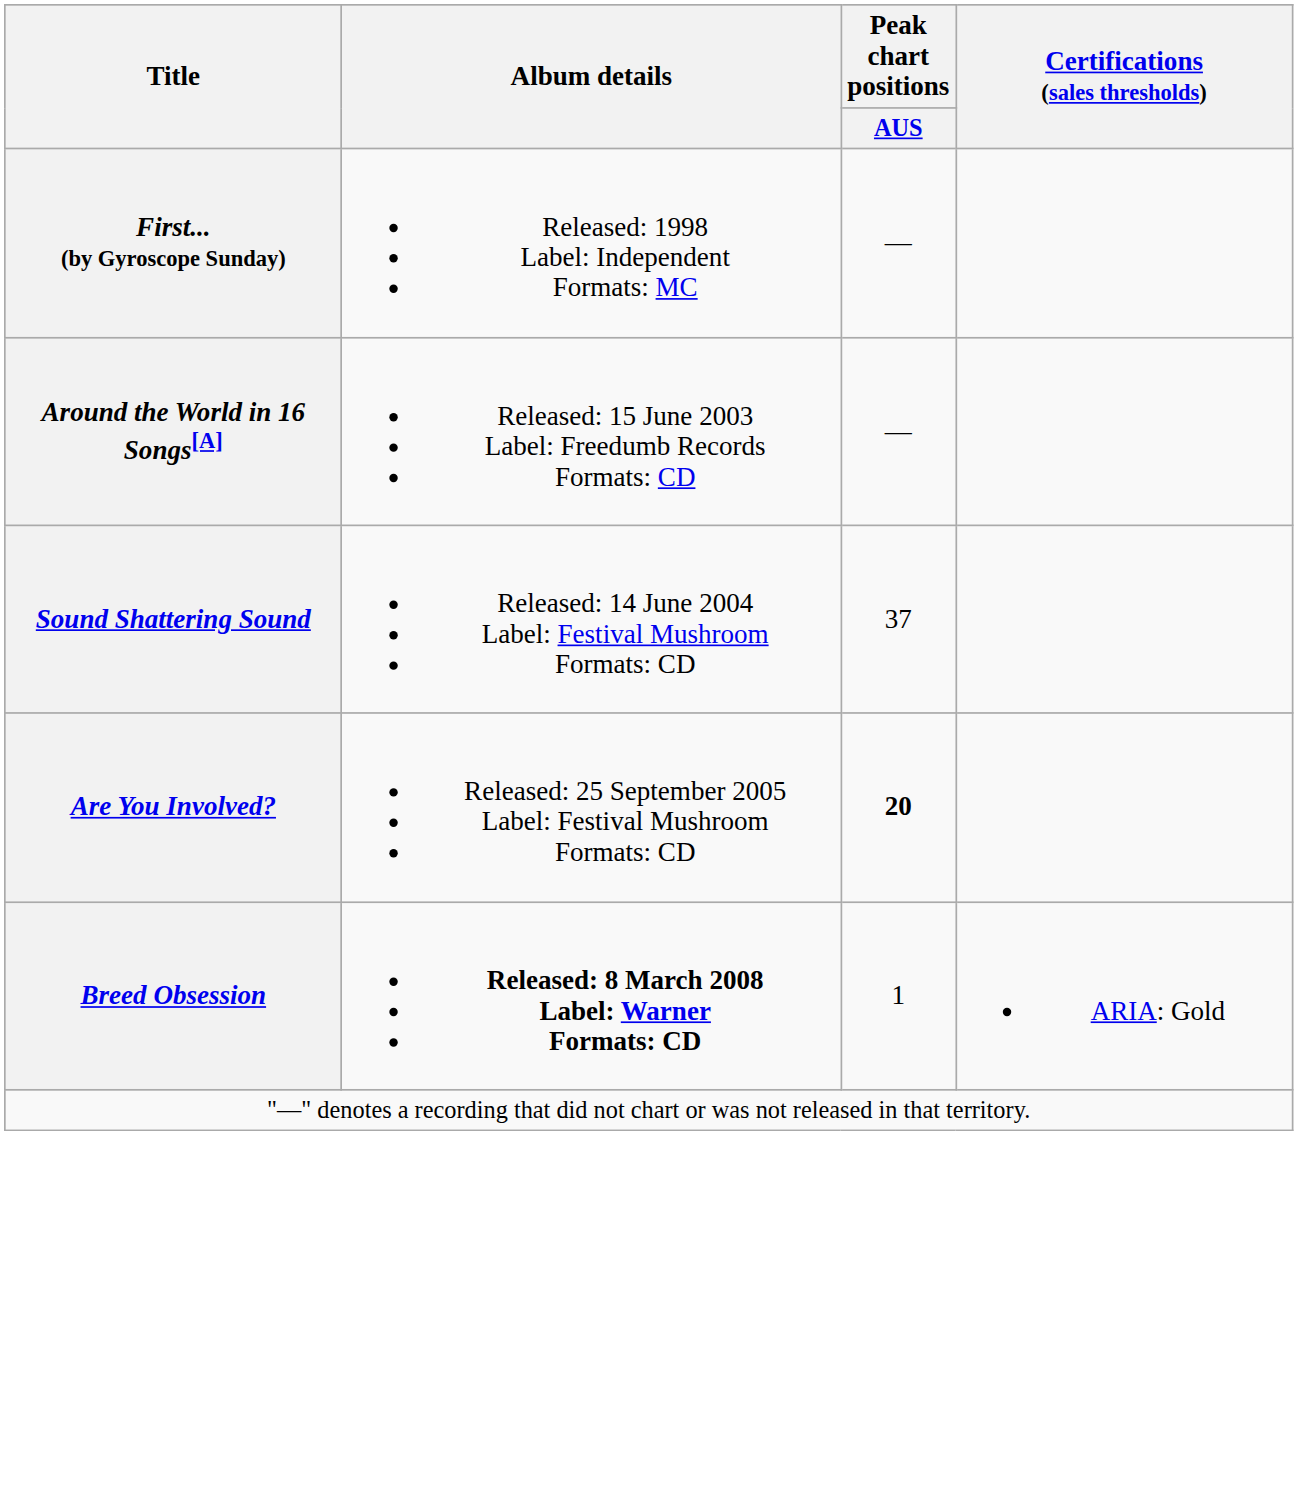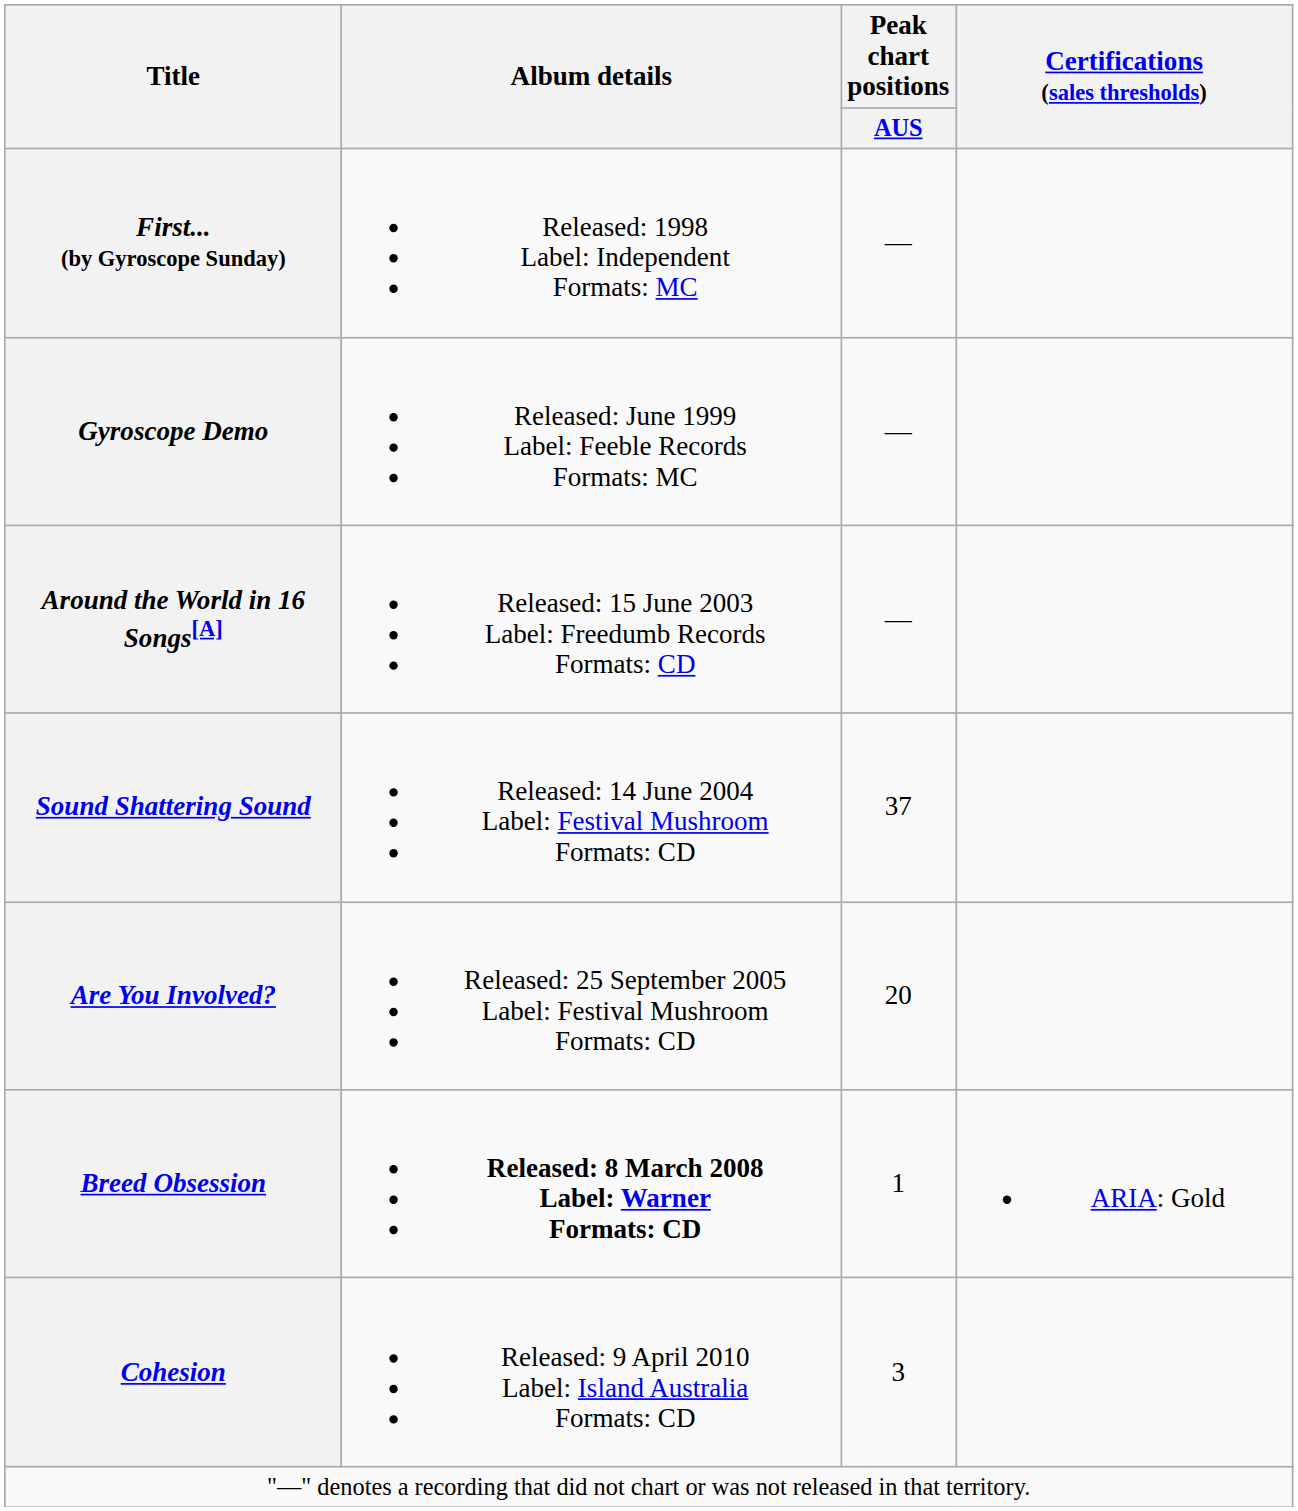+ row: (173, 430)
(898, 807) bold -> (898, 995) normal
+ row: (173, 1371)
